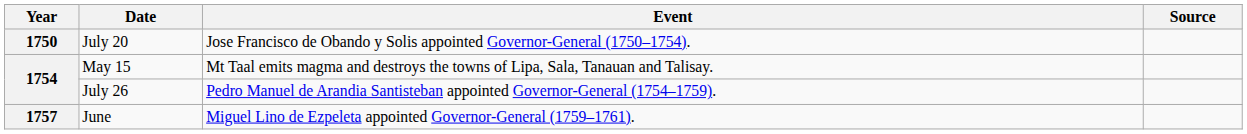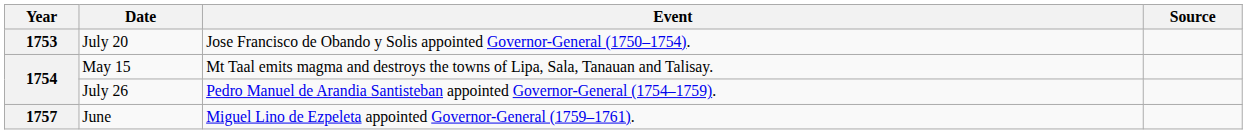(42, 41) 1750 -> (42, 41) 1753
